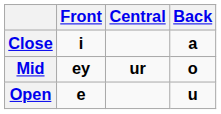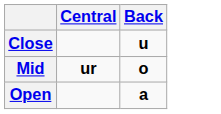- column: (81, 17)
(193, 43) a -> (144, 43) u
(193, 95) u -> (144, 95) a
